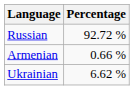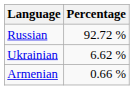rows swapped: (33, 74) <-> (33, 54)
